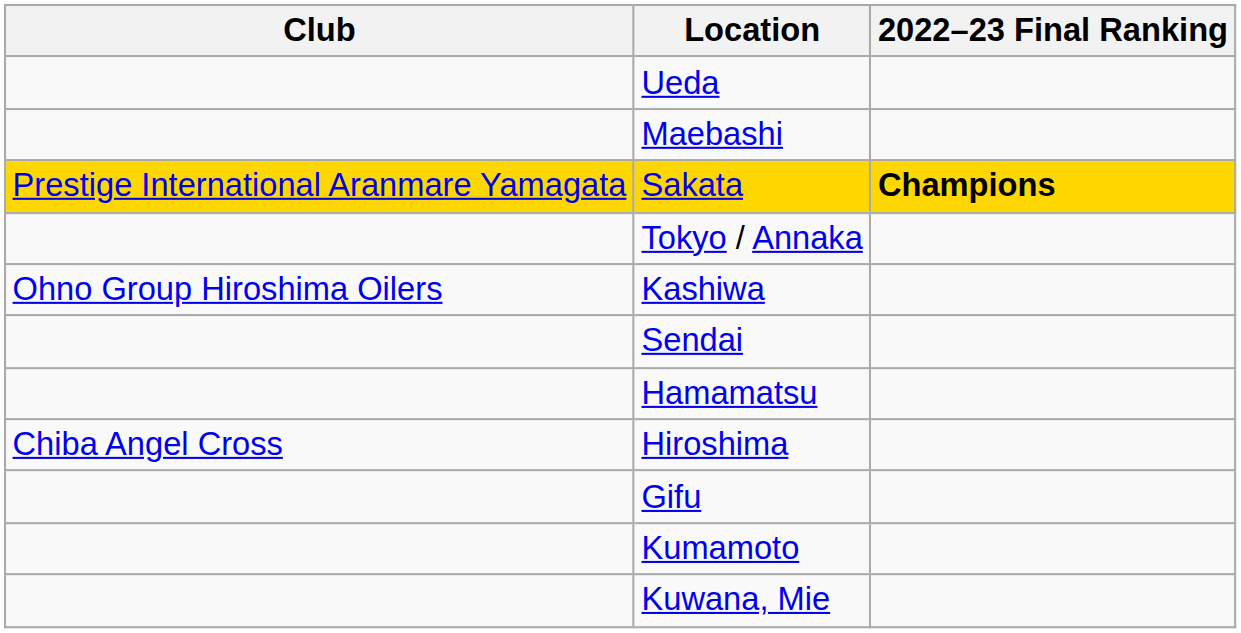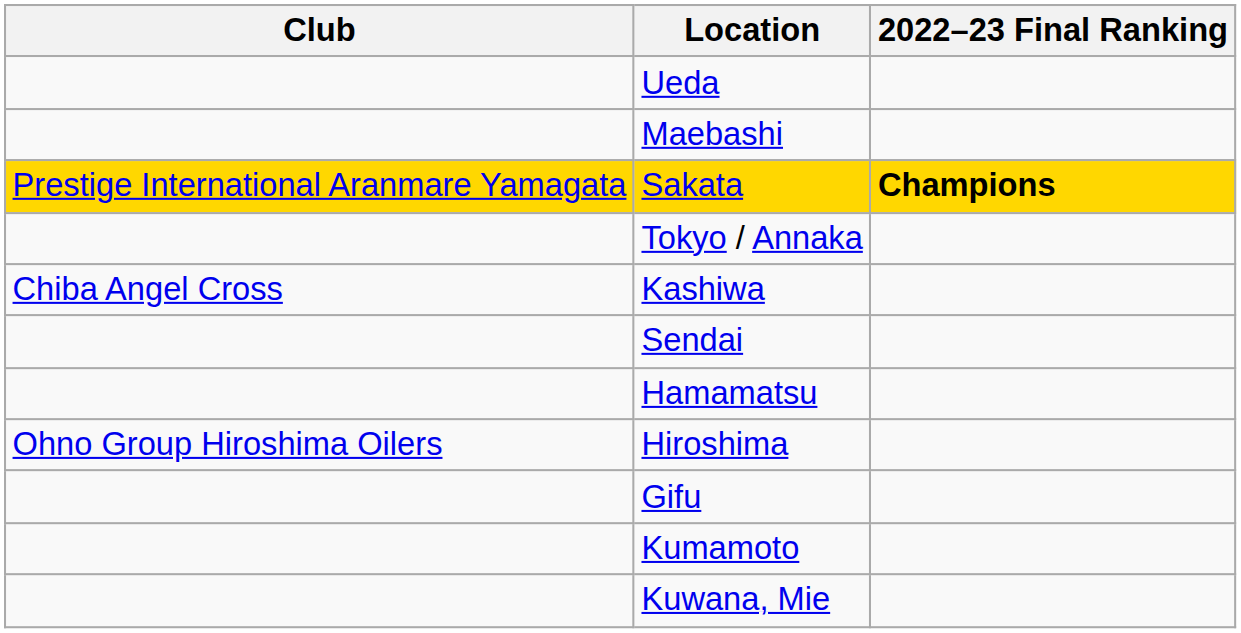(228, 289) Ohno Group Hiroshima Oilers -> (148, 289) Chiba Angel Cross
(148, 444) Chiba Angel Cross -> (228, 444) Ohno Group Hiroshima Oilers
